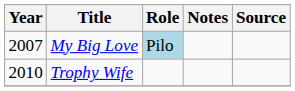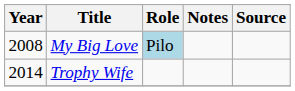(26, 45) 2007 -> (26, 45) 2008
(26, 72) 2010 -> (26, 72) 2014
